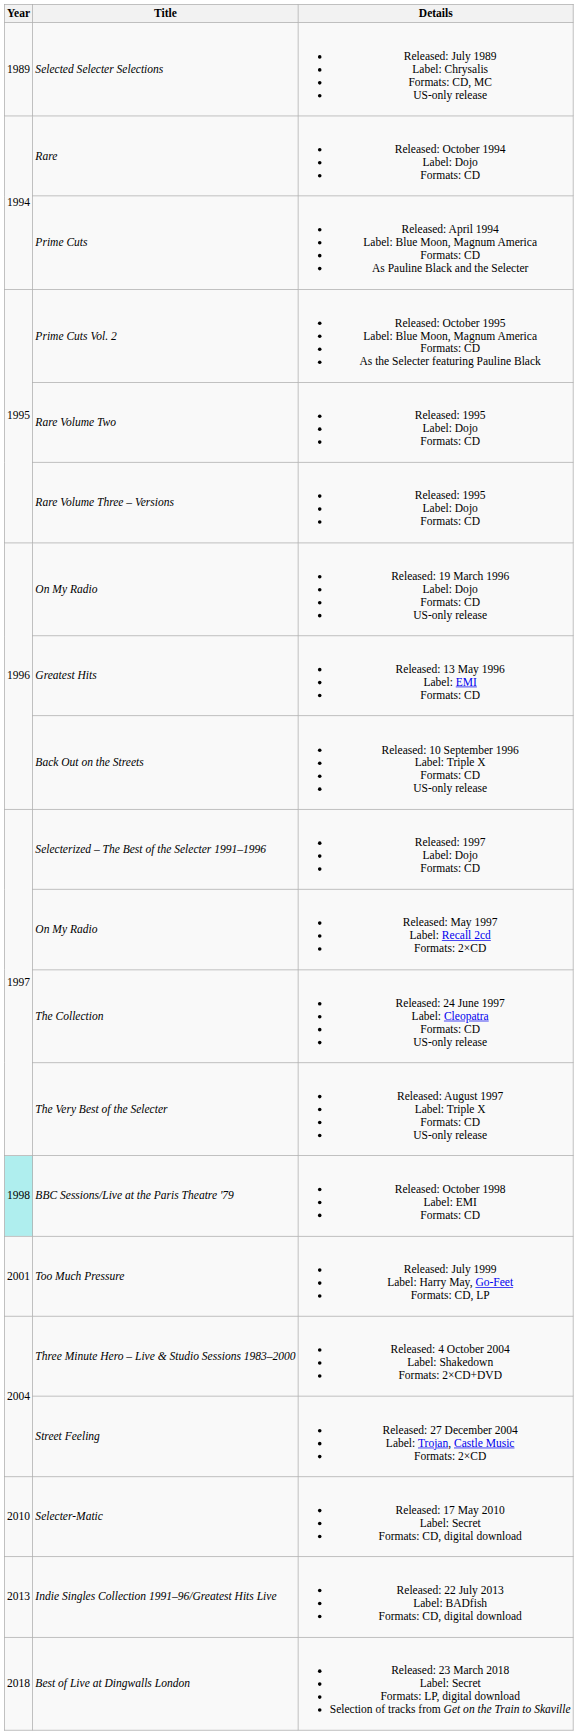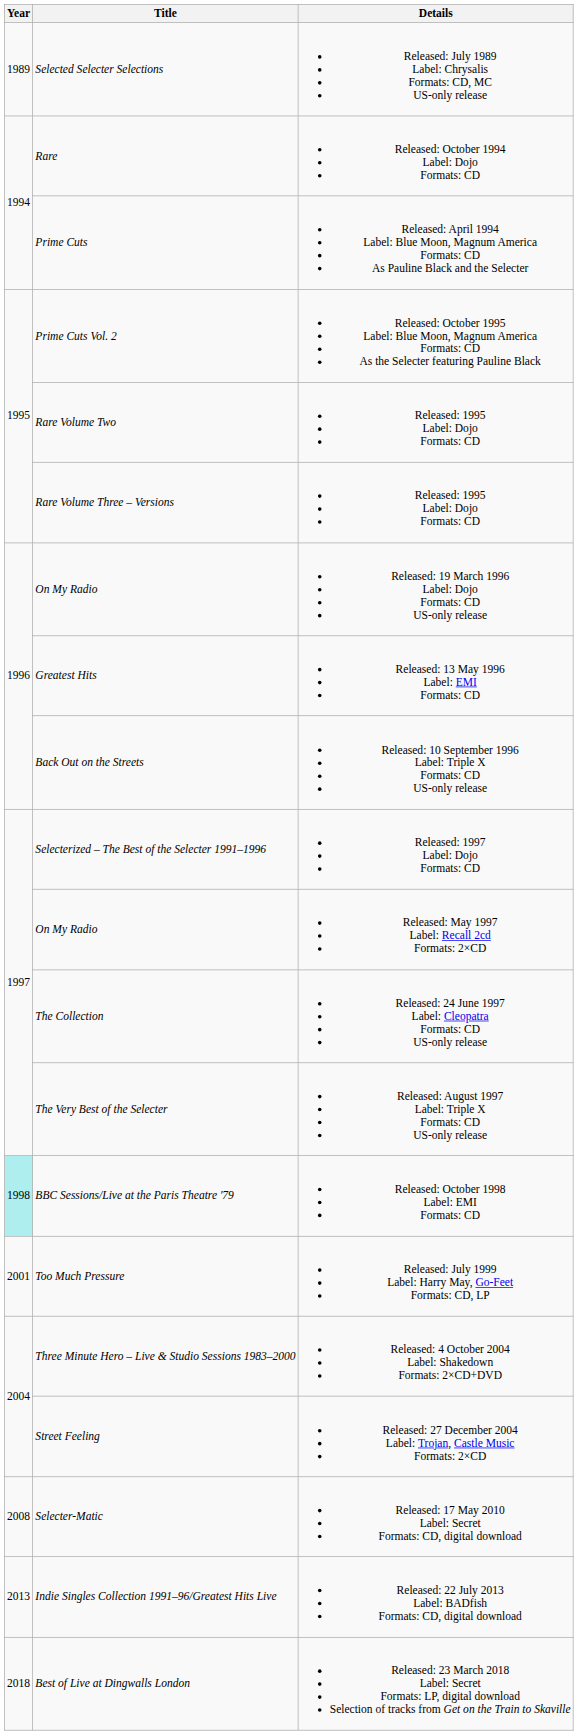(19, 1516) 2010 -> (19, 1516) 2008
